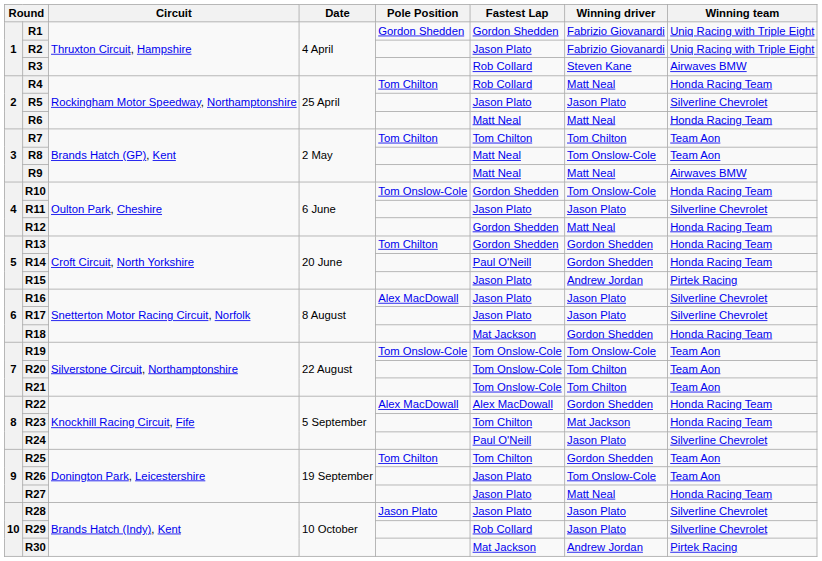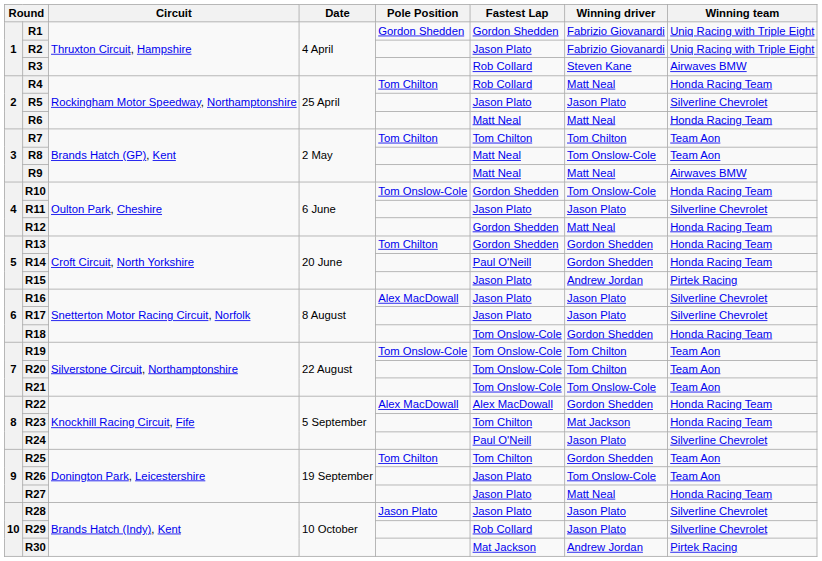(504, 333) Mat Jackson -> (517, 333) Tom Onslow-Cole
(612, 351) Tom Onslow-Cole -> (597, 351) Tom Chilton
(597, 387) Tom Chilton -> (612, 387) Tom Onslow-Cole
